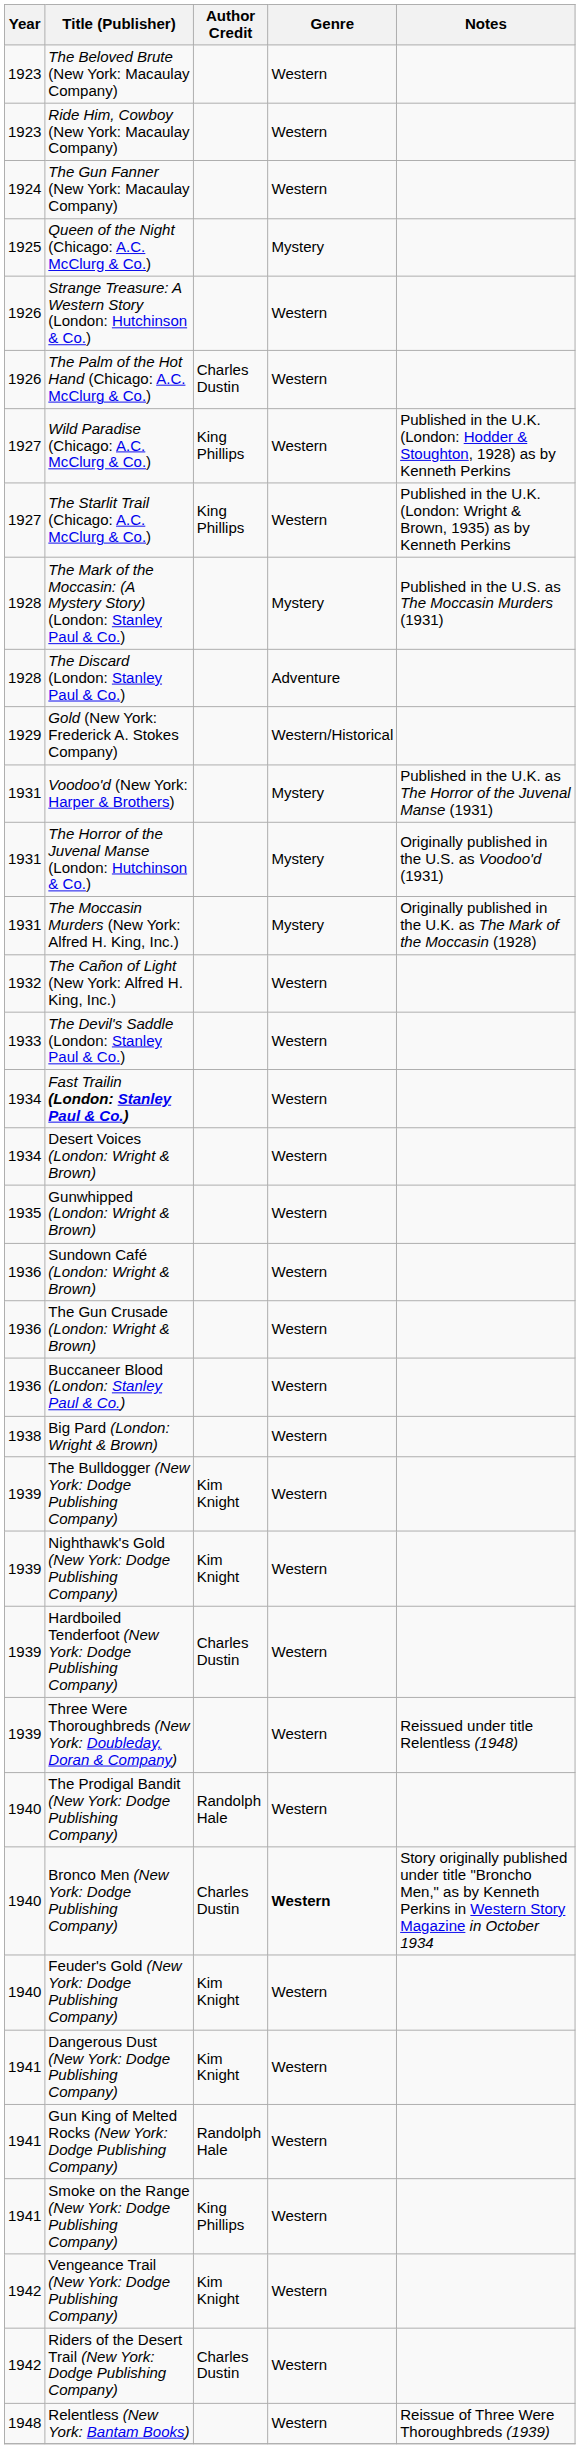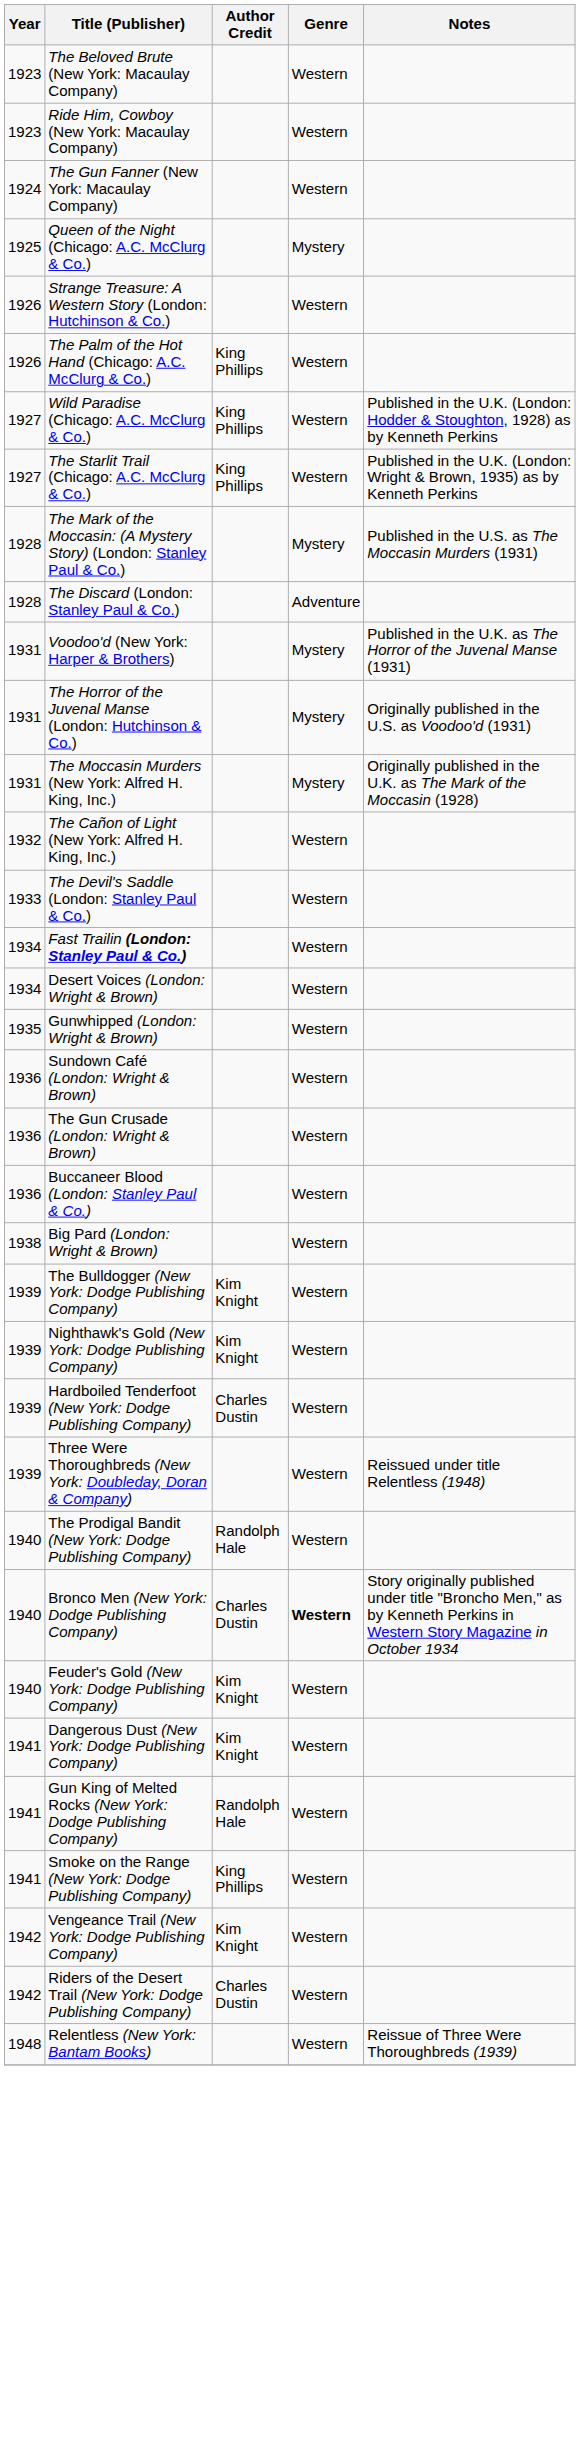(223, 379) Charles Dustin -> (239, 362) King Phillips
- row: (114, 735)
